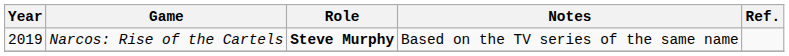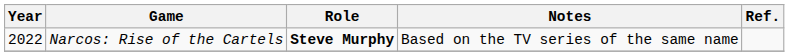(25, 40) 2019 -> (25, 40) 2022
